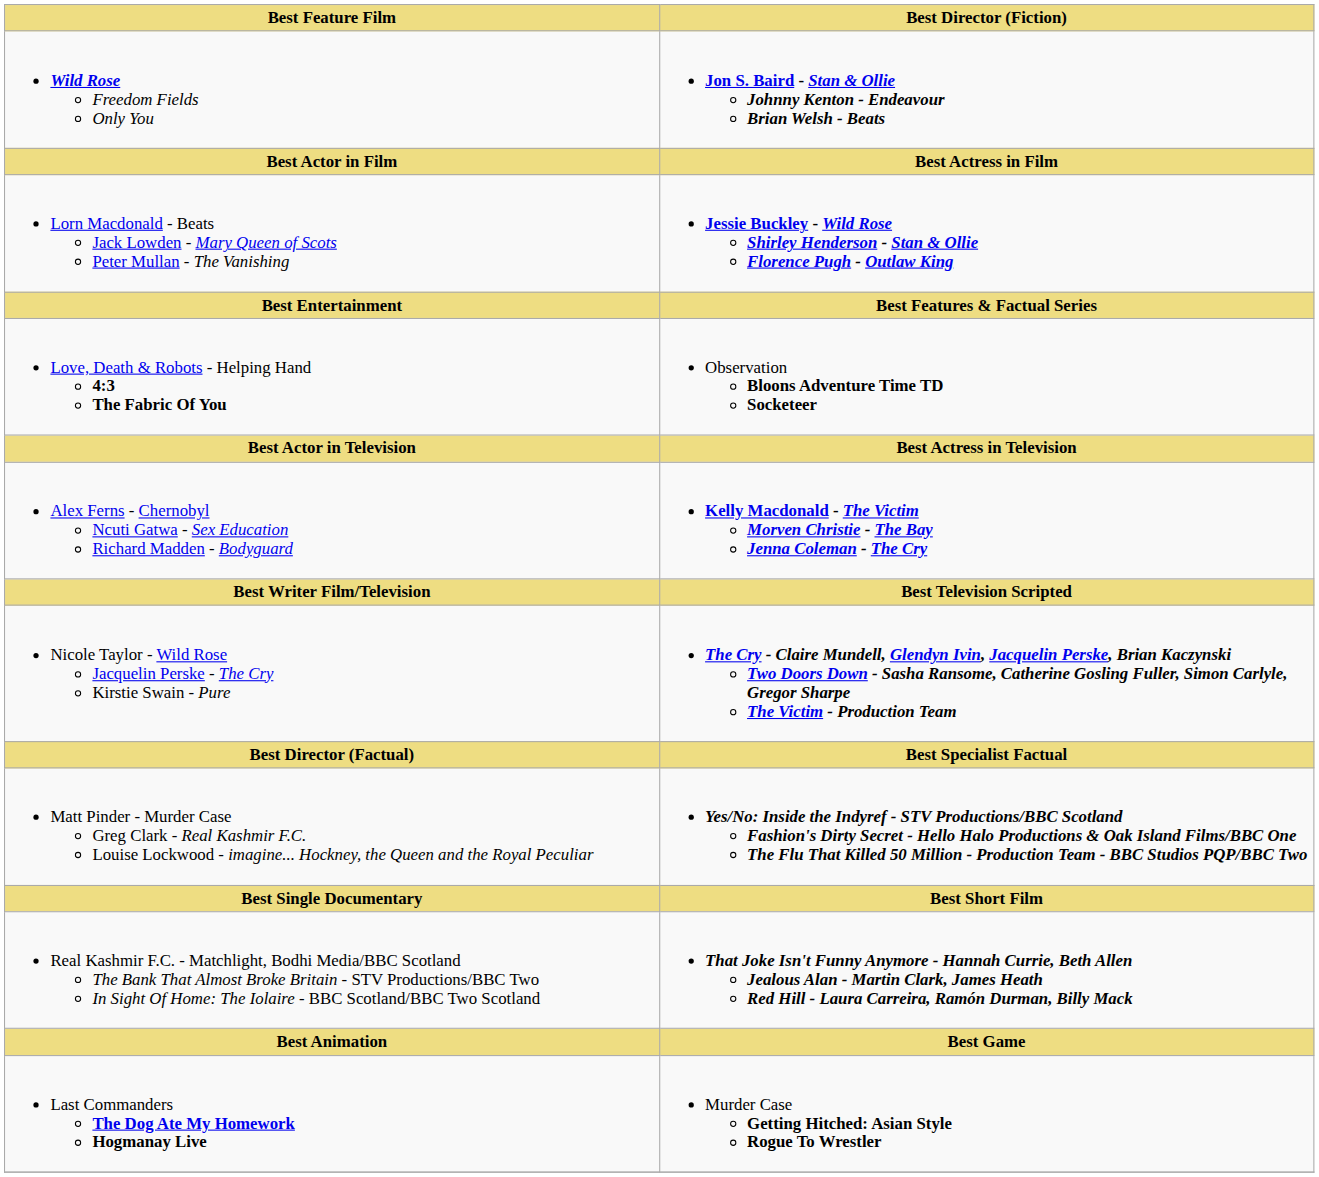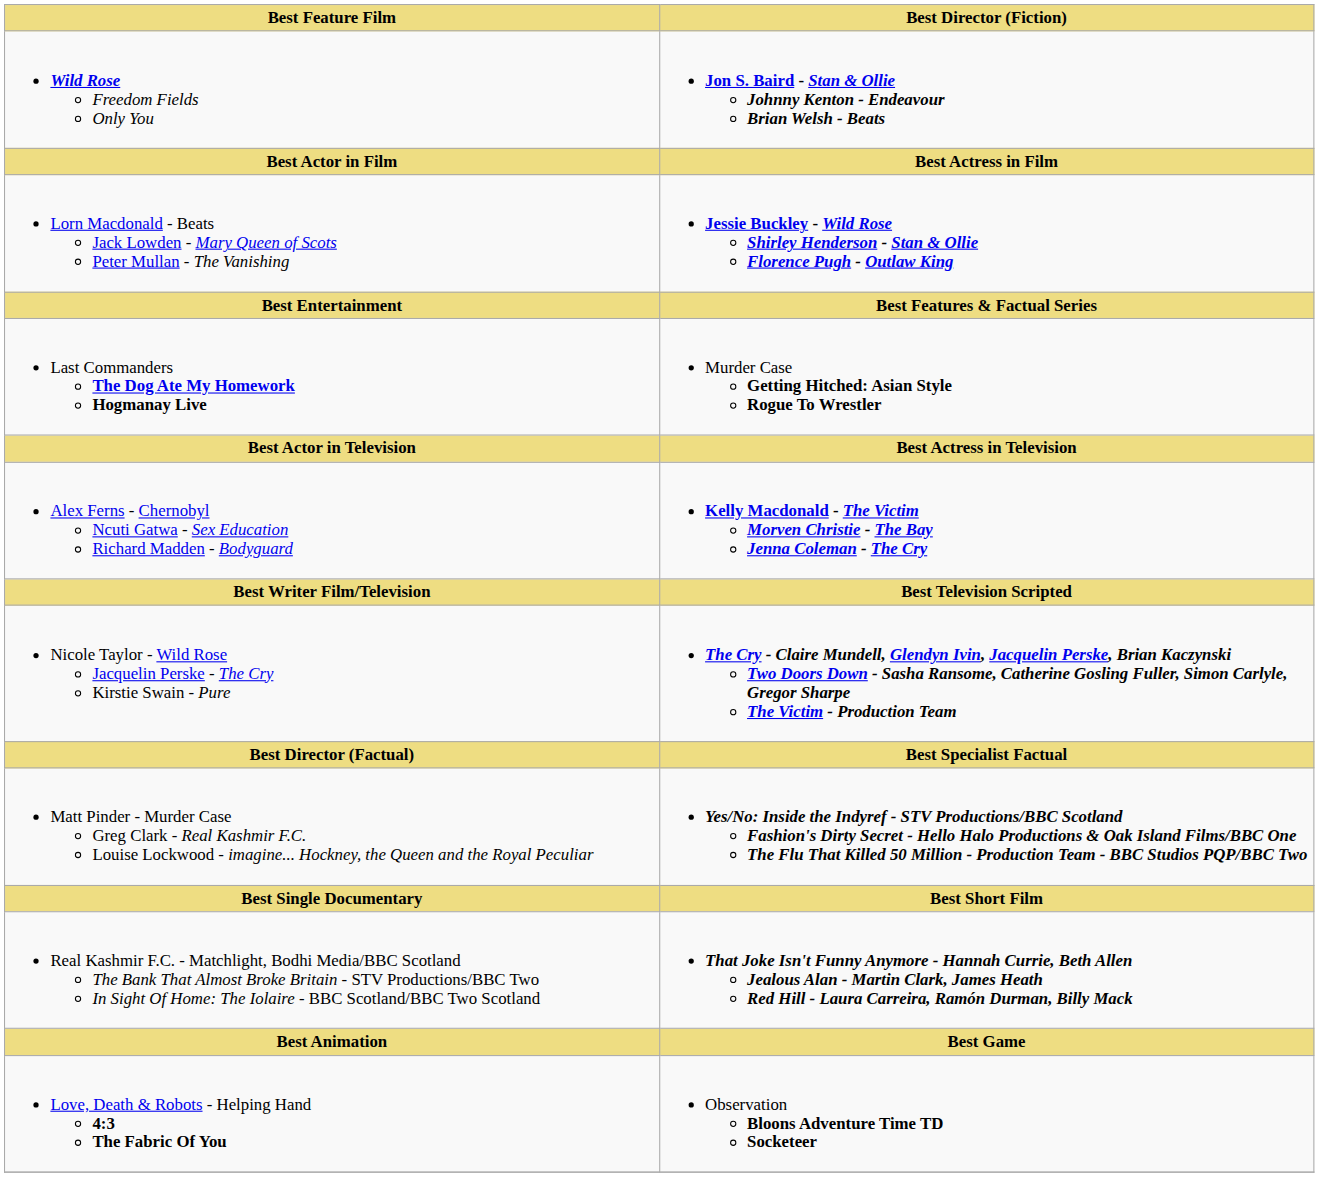rows swapped: (332, 1123) <-> (332, 386)
